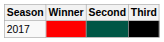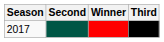columns swapped: (66, 12) <-> (107, 12)
